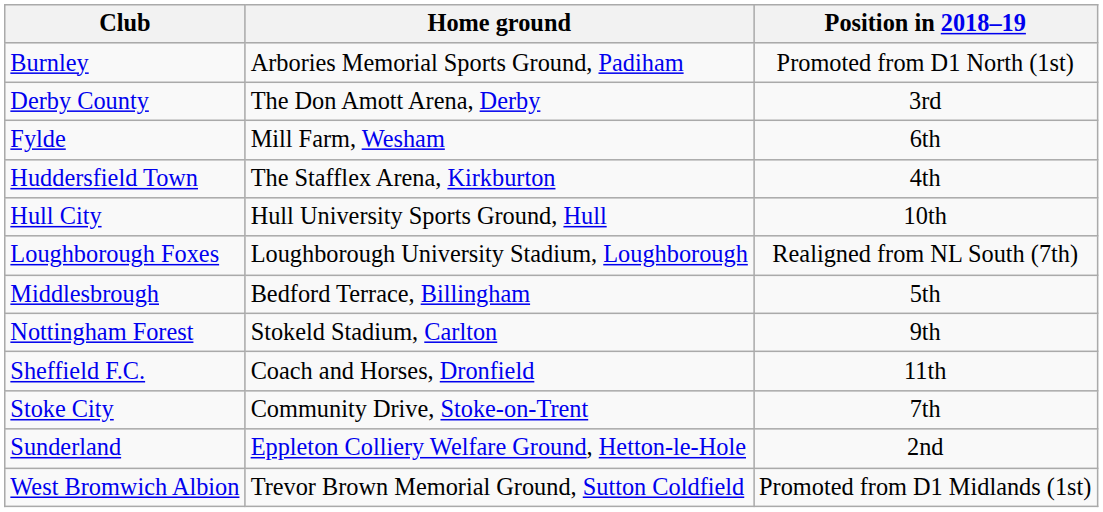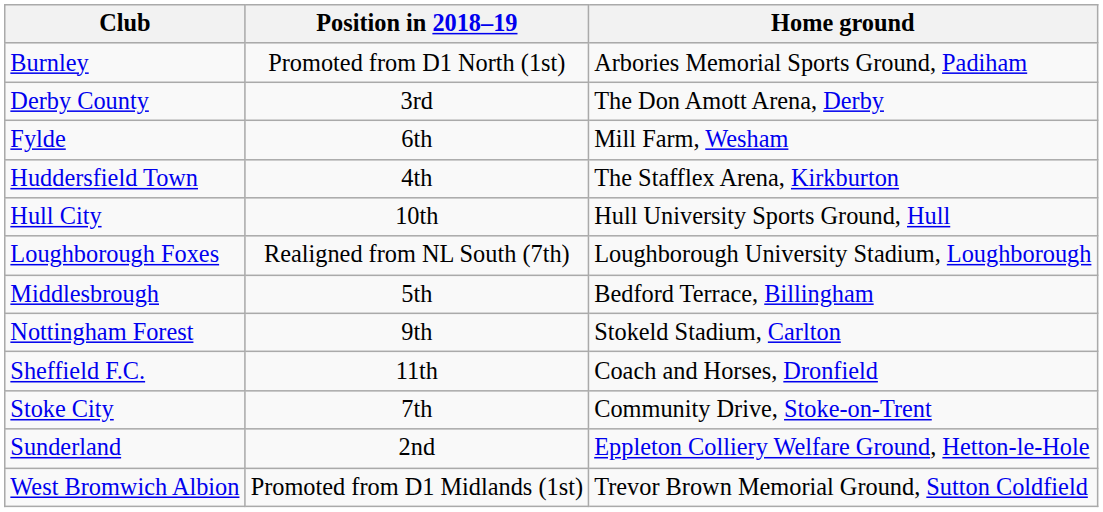columns swapped: (499, 23) <-> (925, 23)
